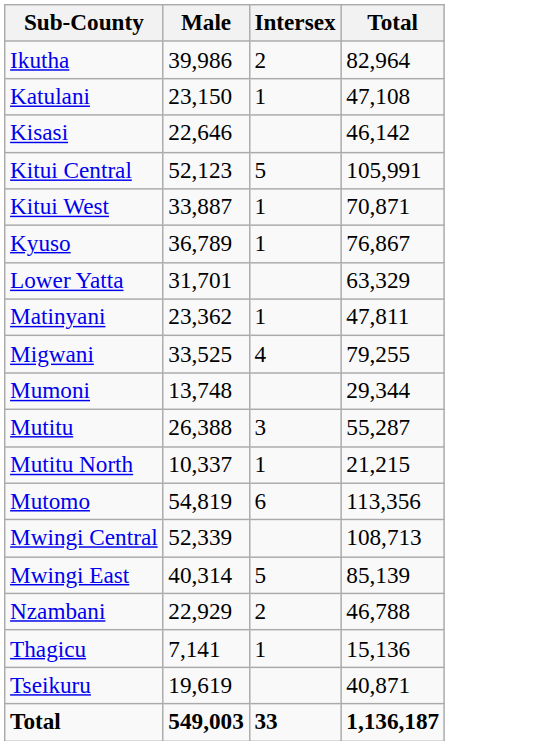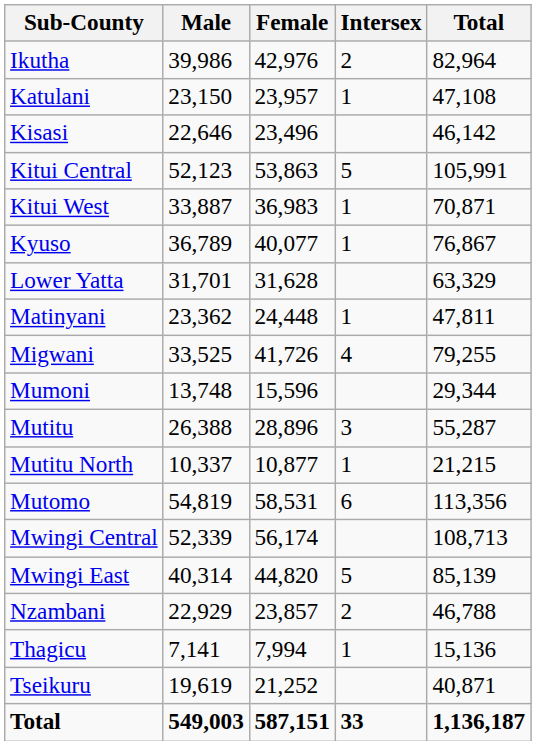+ column: (292, 22)
